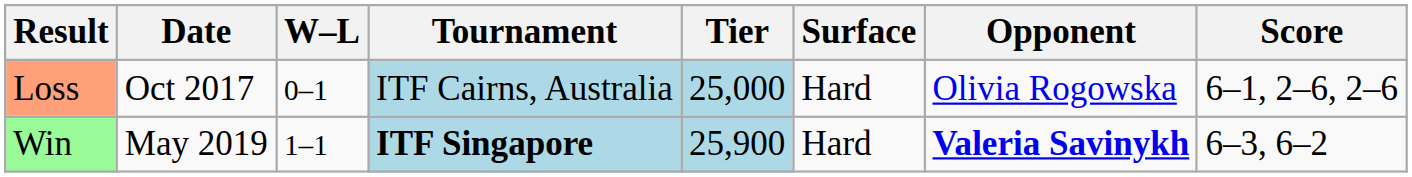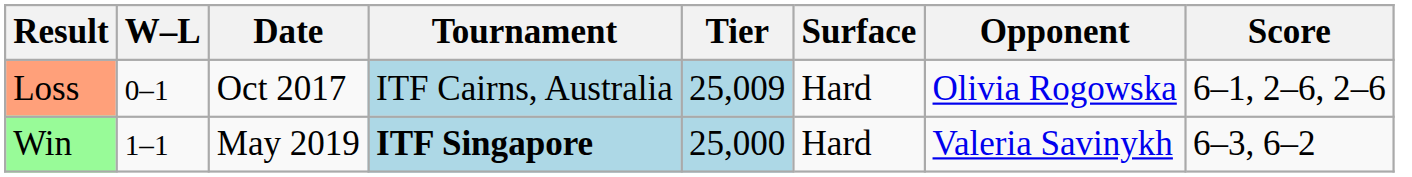columns swapped: (322, 32) <-> (196, 32)
(737, 87) 25,000 -> (737, 87) 25,009
(737, 143) 25,900 -> (737, 143) 25,000
(1061, 143) bold -> (1053, 143) normal
